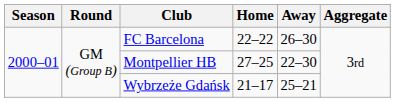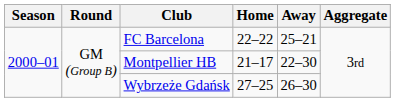(299, 39) 26–30 -> (299, 39) 25–21
(255, 62) 27–25 -> (255, 62) 21–17
(255, 85) 21–17 -> (255, 85) 27–25
(299, 85) 25–21 -> (299, 85) 26–30
